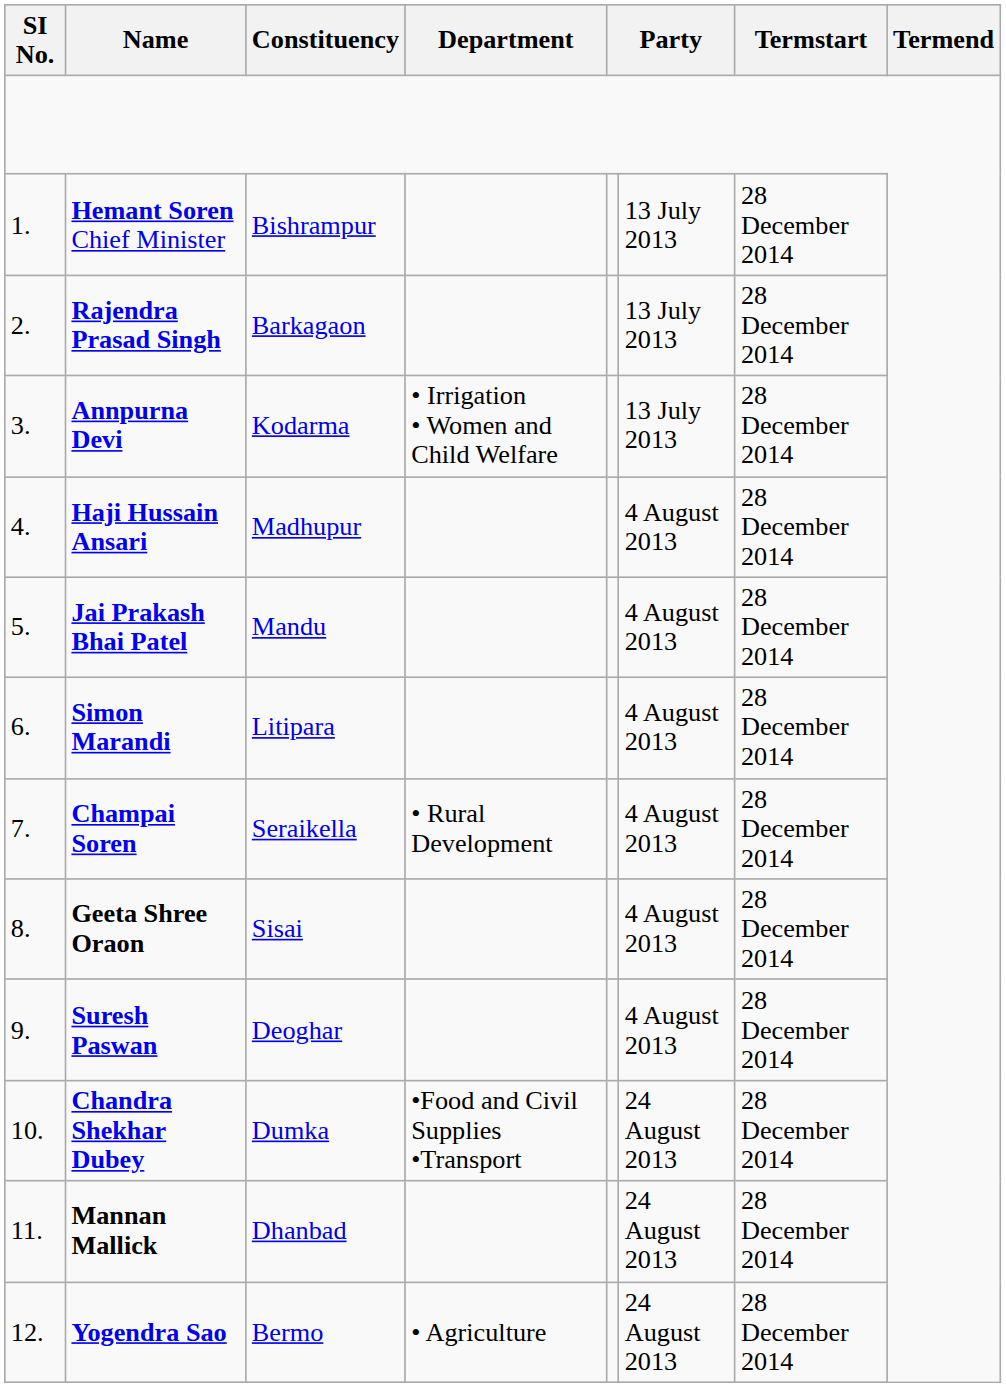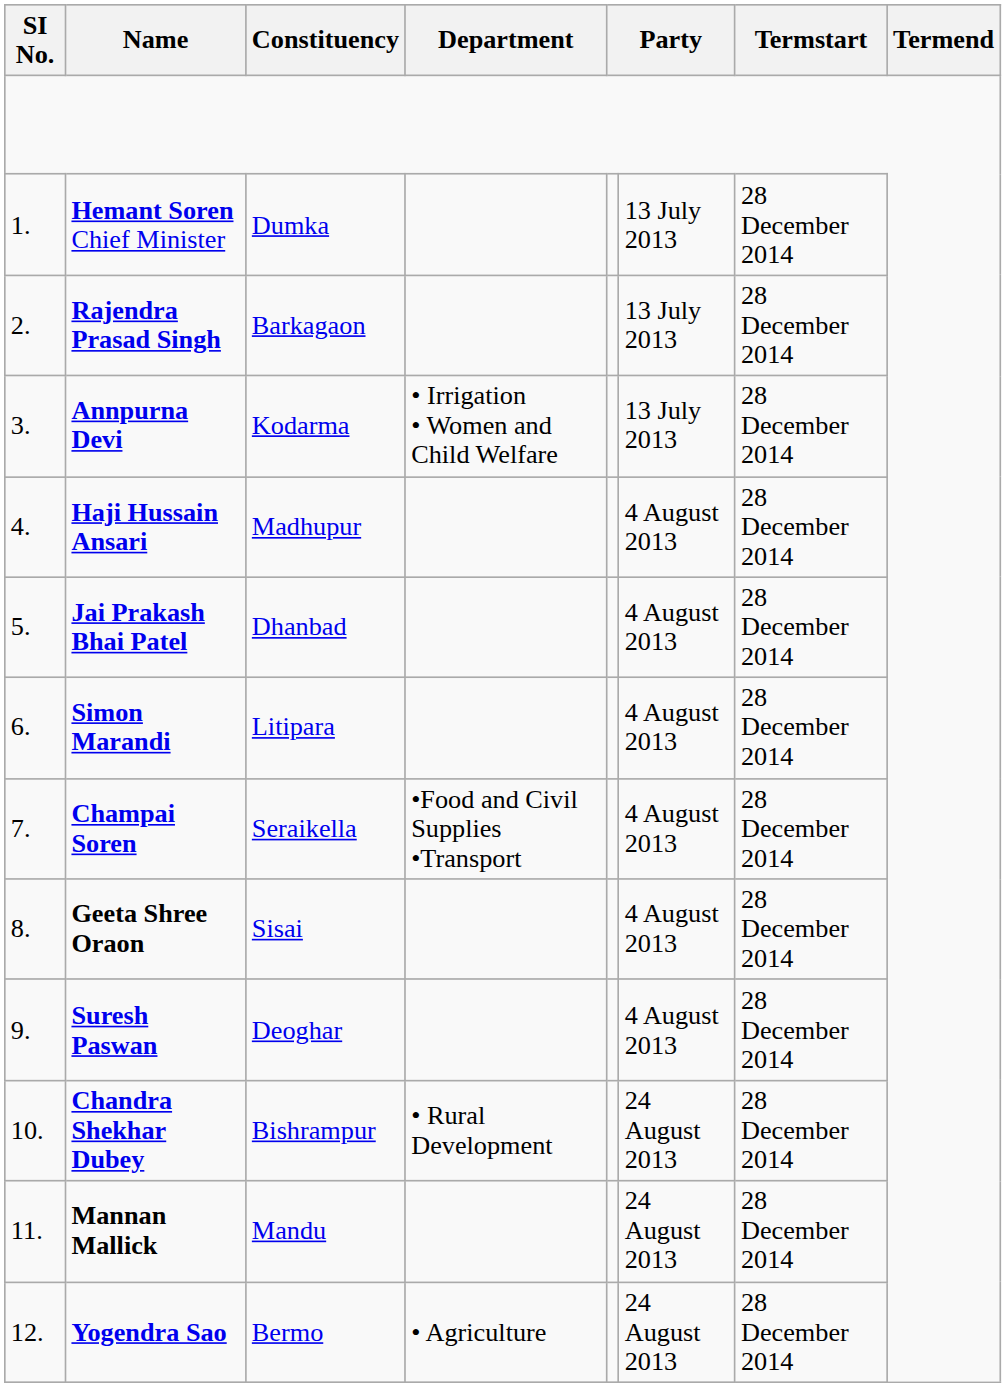(314, 224) Bishrampur -> (290, 224) Dumka
(289, 626) Mandu -> (299, 626) Dhanbad
(482, 828) • Rural Development -> (495, 828) •Food and Civil Supplies •Transport
(290, 1130) Dumka -> (314, 1130) Bishrampur
(495, 1130) •Food and Civil Supplies •Transport -> (482, 1130) • Rural Development
(299, 1230) Dhanbad -> (289, 1230) Mandu
